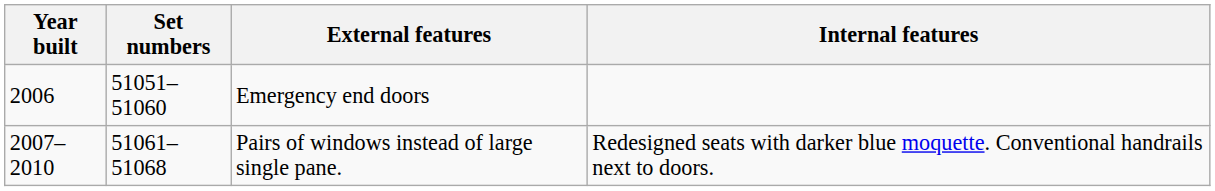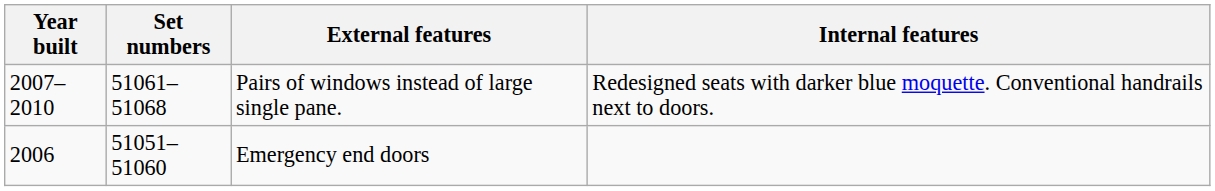rows swapped: (333, 94) <-> (384, 155)
